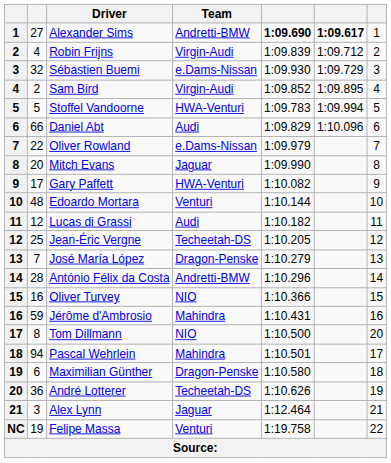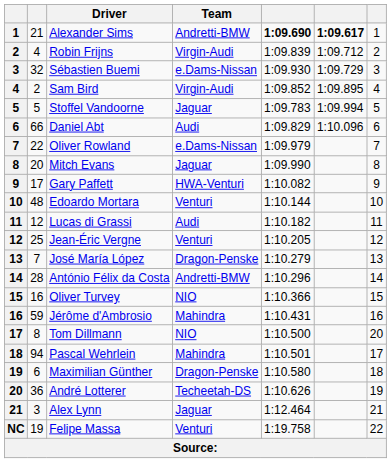(37, 32) 27 -> (37, 32) 21
(210, 108) HWA-Venturi -> (194, 108) Jaguar
(213, 240) Techeetah-DS -> (194, 240) Venturi
